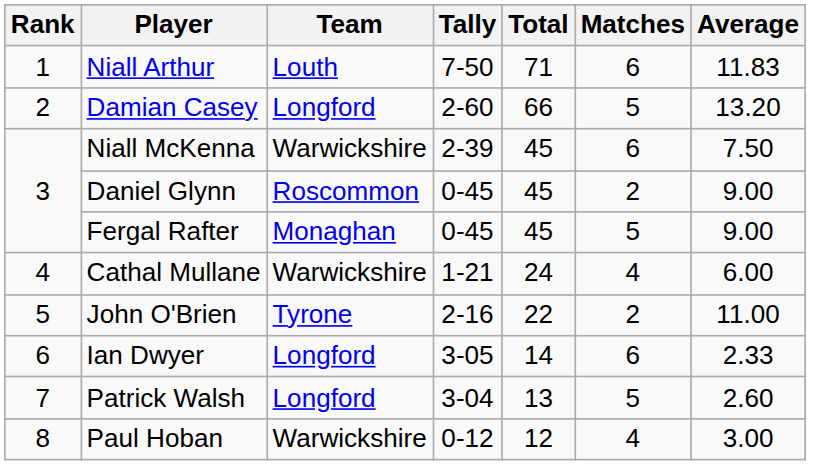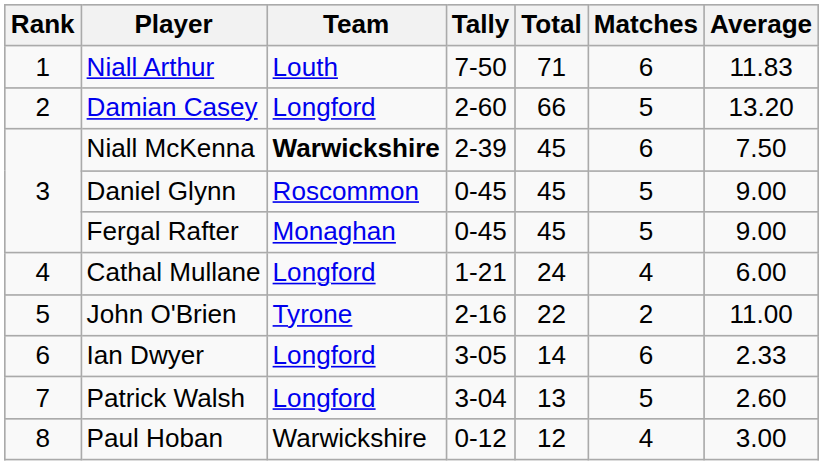(350, 149) normal -> (356, 149) bold
(633, 190) 2 -> (646, 190) 5
(350, 273) Warwickshire -> (324, 273) Longford
